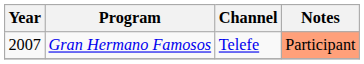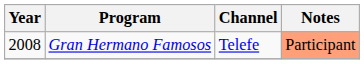(25, 45) 2007 -> (25, 45) 2008
